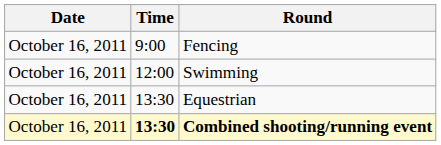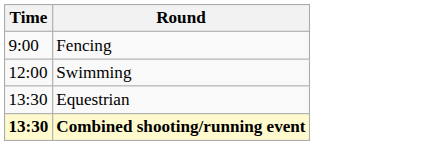- column: (68, 18)
